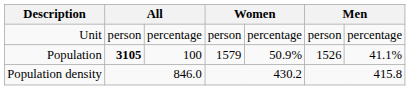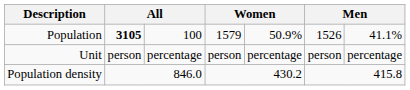rows swapped: (91, 34) <-> (74, 54)
